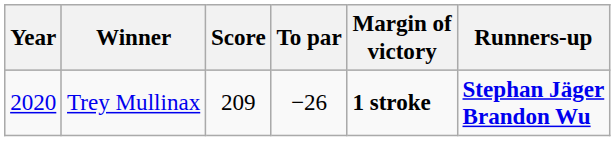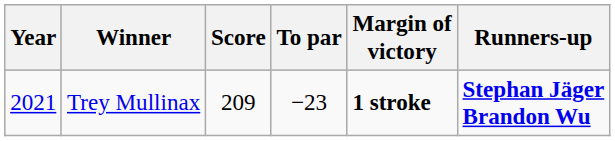(33, 102) 2020 -> (33, 102) 2021
(309, 102) −26 -> (309, 102) −23
